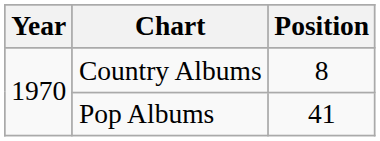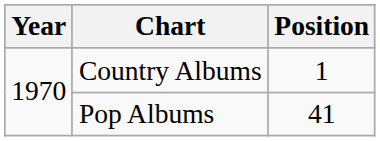(322, 69) 8 -> (322, 69) 1
